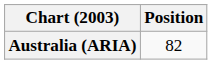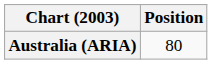(174, 45) 82 -> (174, 45) 80
